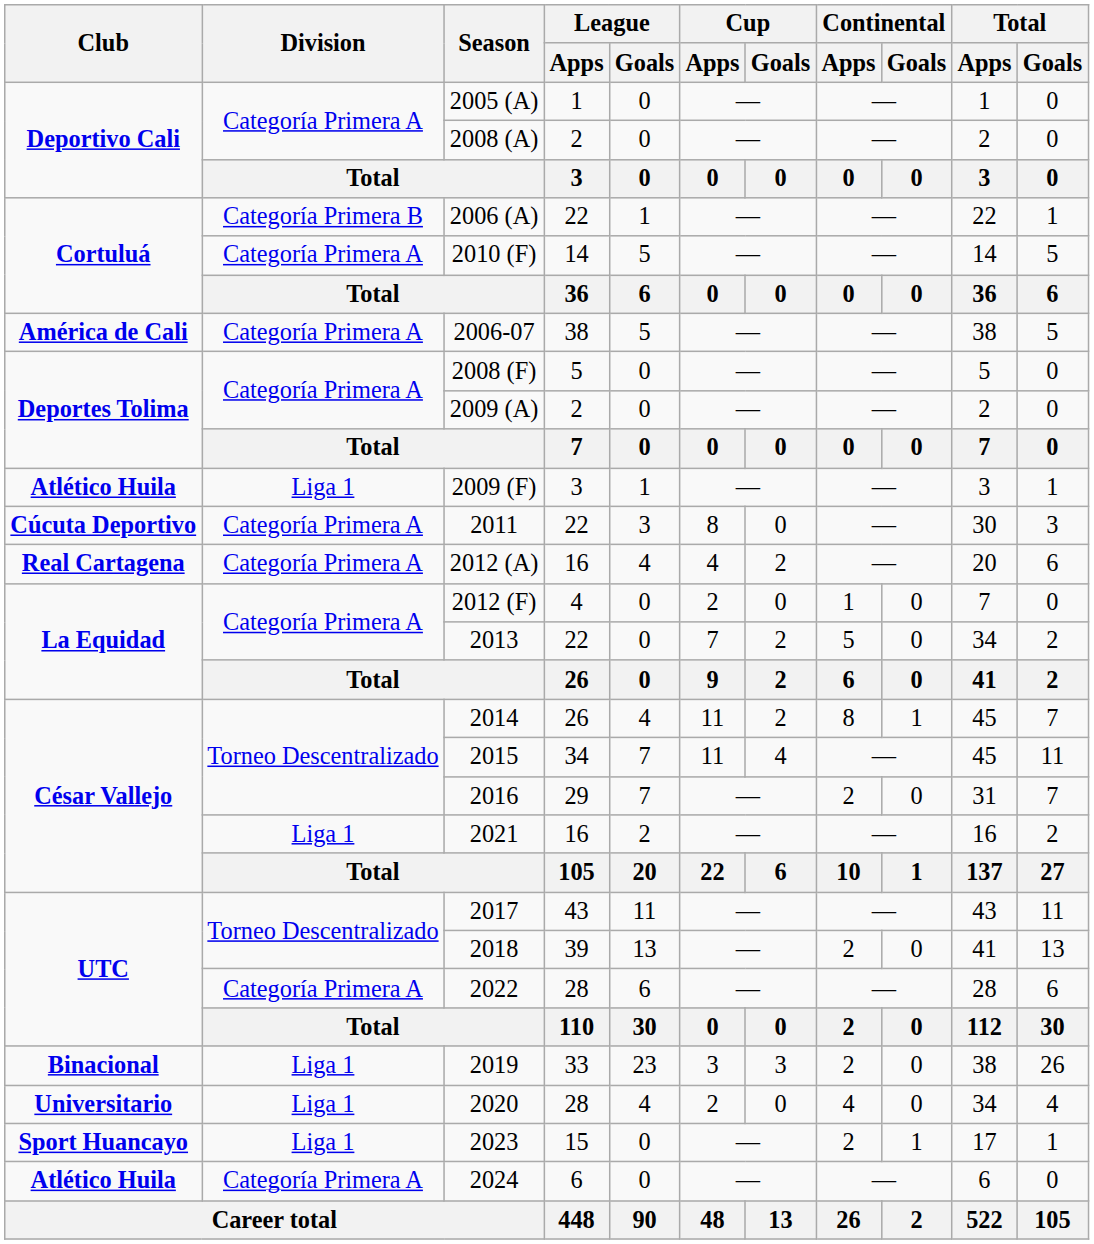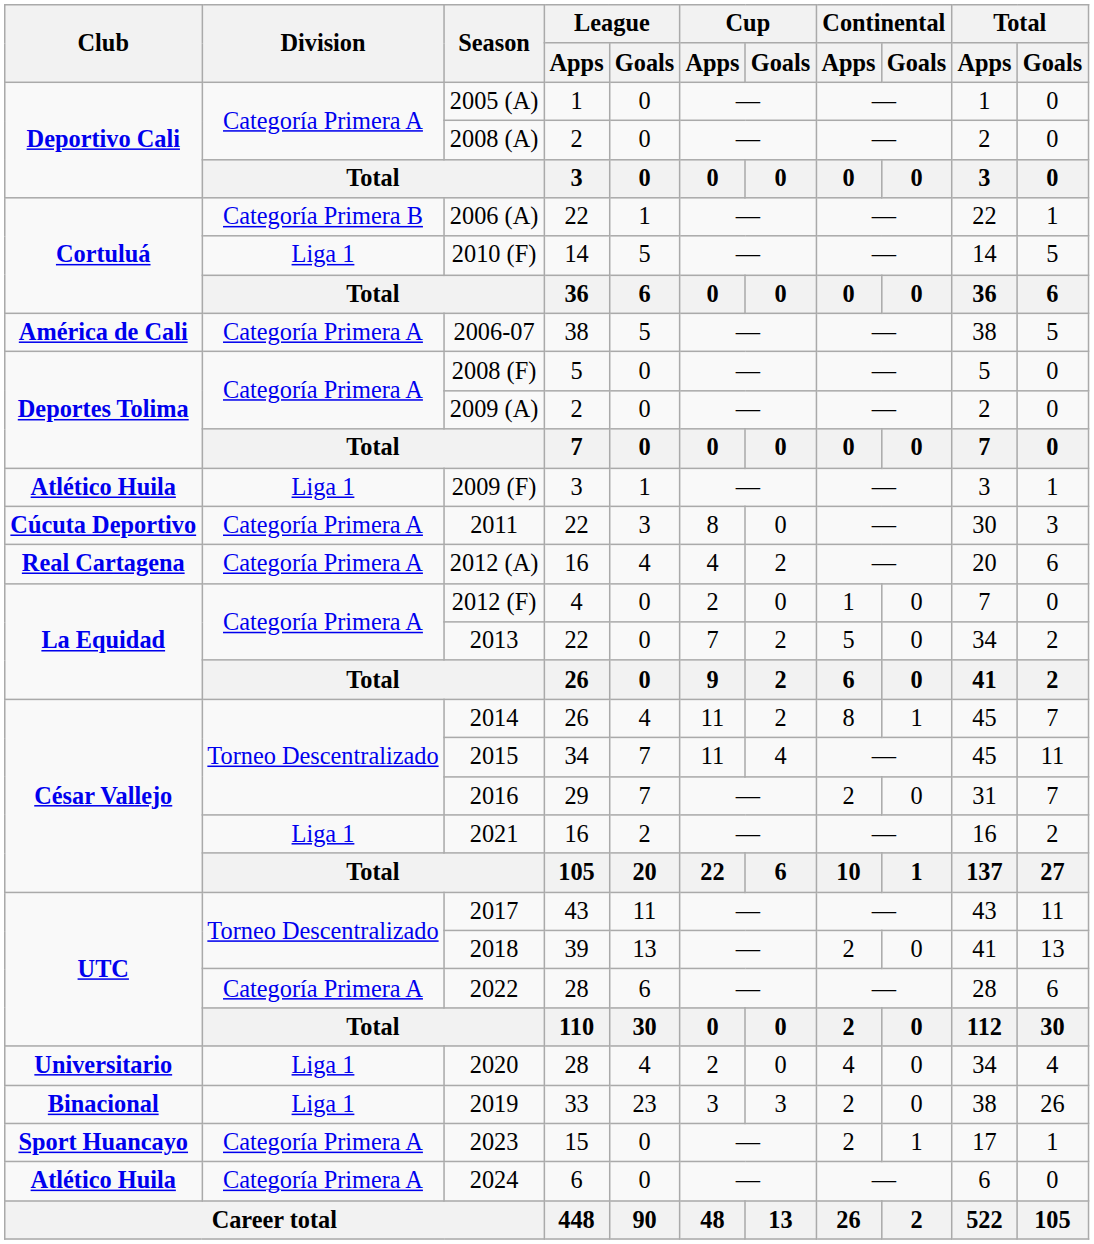(323, 255) Categoría Primera A -> (323, 255) Liga 1
rows swapped: (494, 1065) <-> (494, 1103)
(323, 1142) Liga 1 -> (323, 1142) Categoría Primera A
